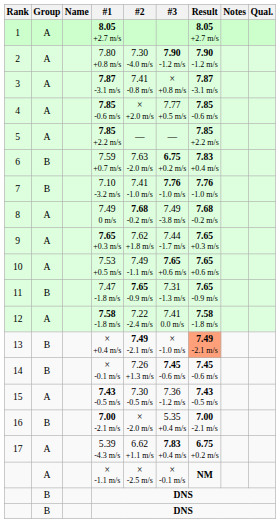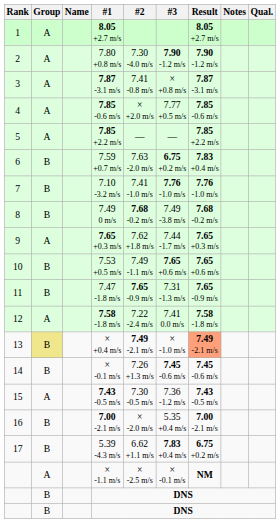(47, 214) A -> (47, 214) B
(47, 266) A -> (47, 266) B
(47, 345) no background -> (47, 345) khaki background
(47, 449) A -> (47, 449) B
